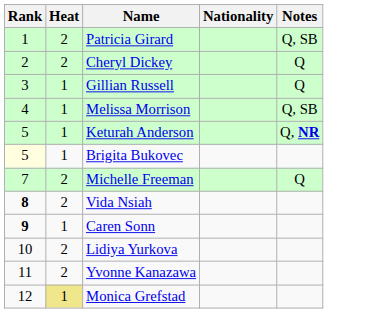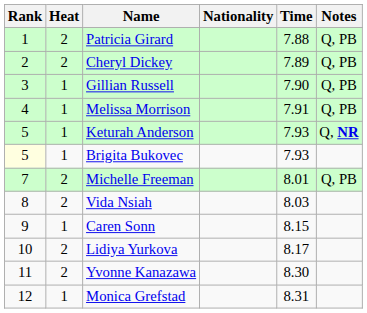+ column: (296, 16)
(300, 39) Q, SB -> (339, 39) Q, PB
(300, 62) Q -> (339, 62) Q, PB
(300, 86) Q -> (339, 86) Q, PB
(300, 109) Q, SB -> (339, 109) Q, PB
(300, 179) Q -> (339, 179) Q, PB
(25, 202) bold -> (25, 202) normal
(25, 226) bold -> (25, 226) normal
(64, 296) khaki background -> (64, 296) no background
